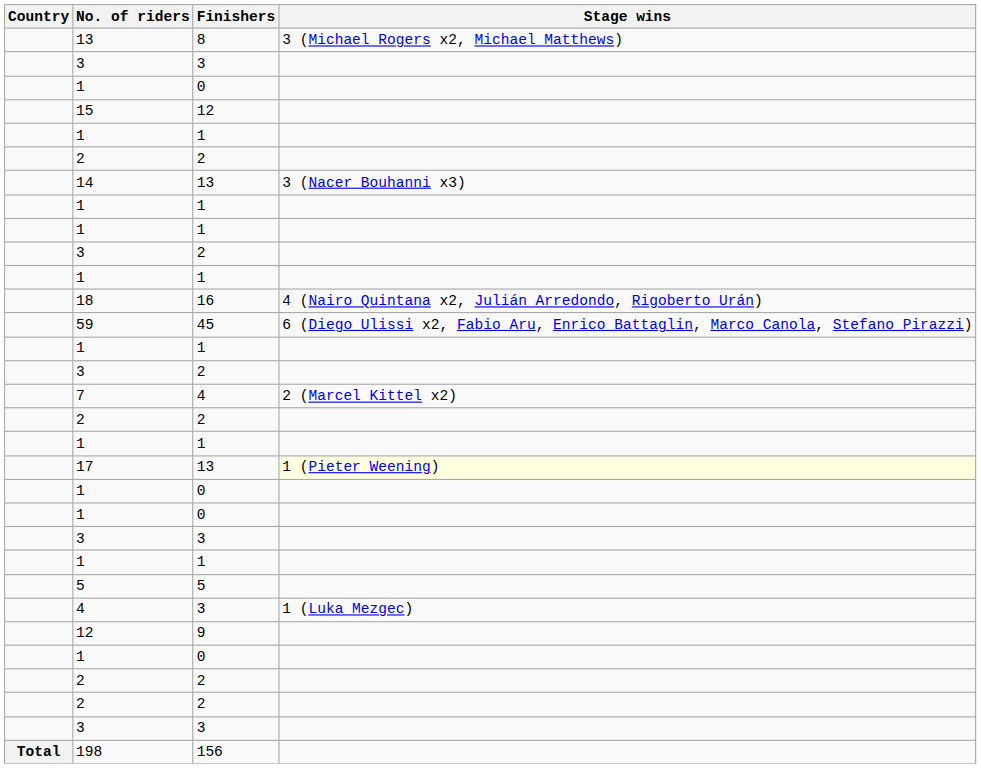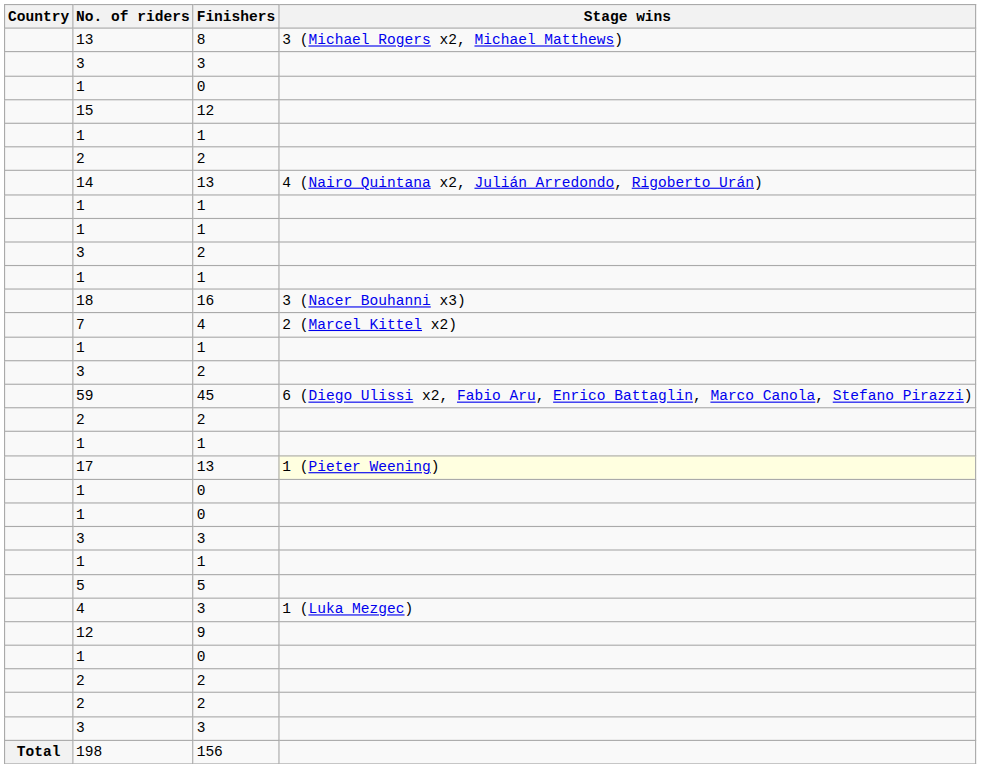(374, 183) 3 (Nacer Bouhanni x3) -> (523, 183) 4 (Nairo Quintana x2, Julián Arredondo, Rigoberto Urán)
(523, 301) 4 (Nairo Quintana x2, Julián Arredondo, Rigoberto Urán) -> (374, 301) 3 (Nacer Bouhanni x3)
rows swapped: (80, 396) <-> (85, 325)
